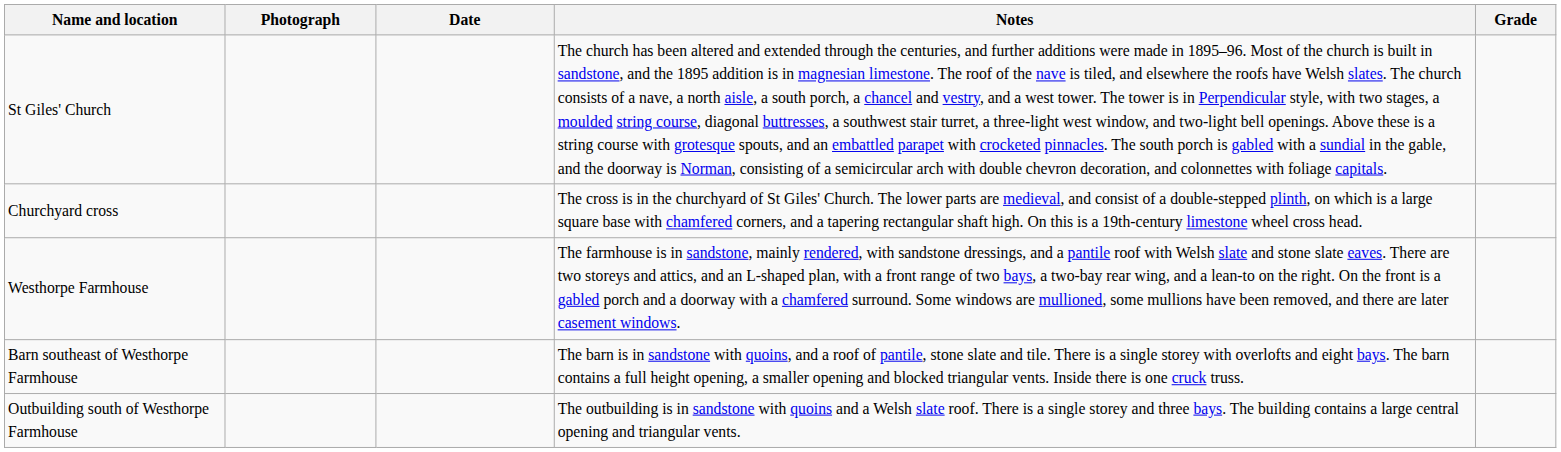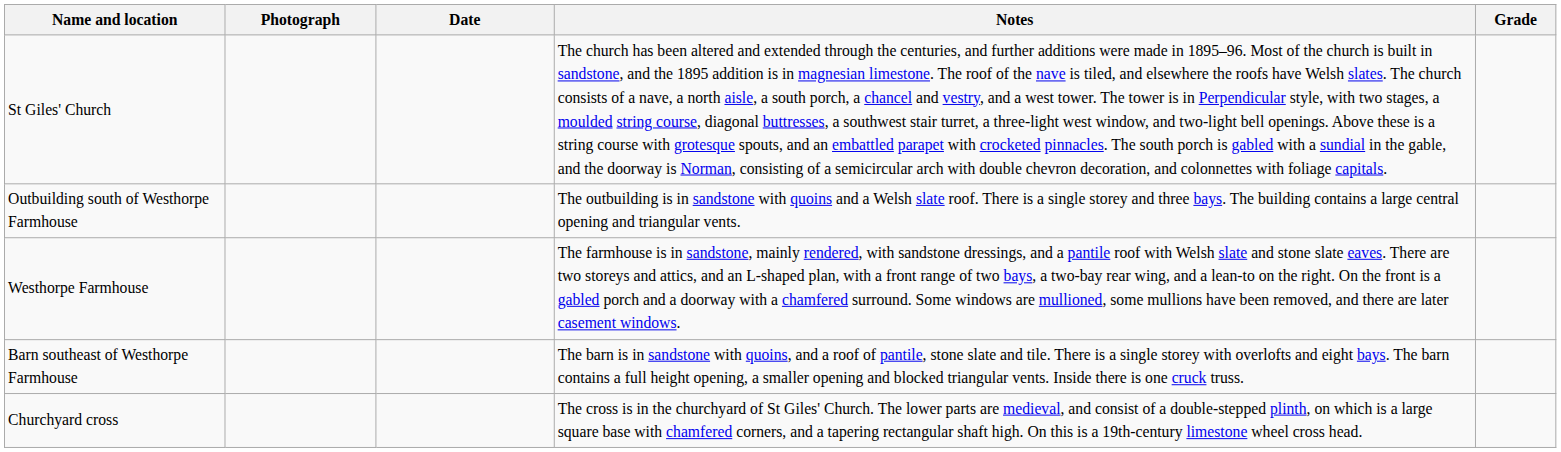rows swapped: (63, 210) <-> (109, 420)
